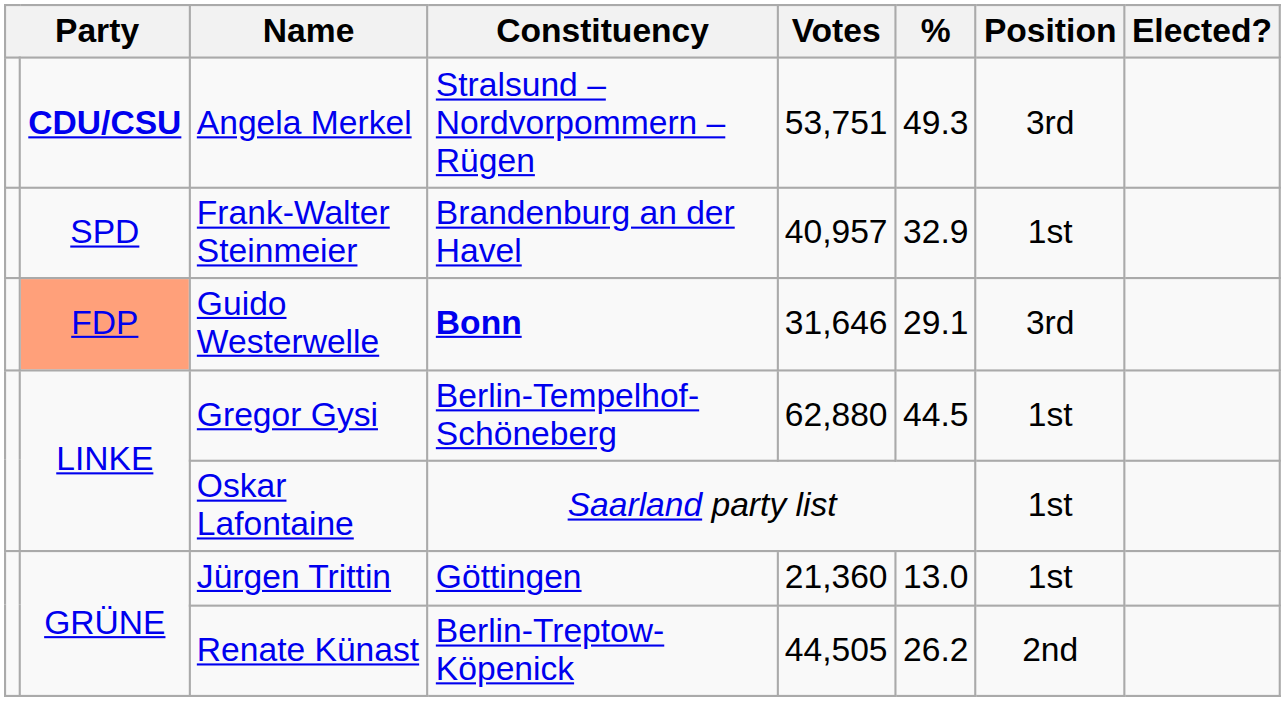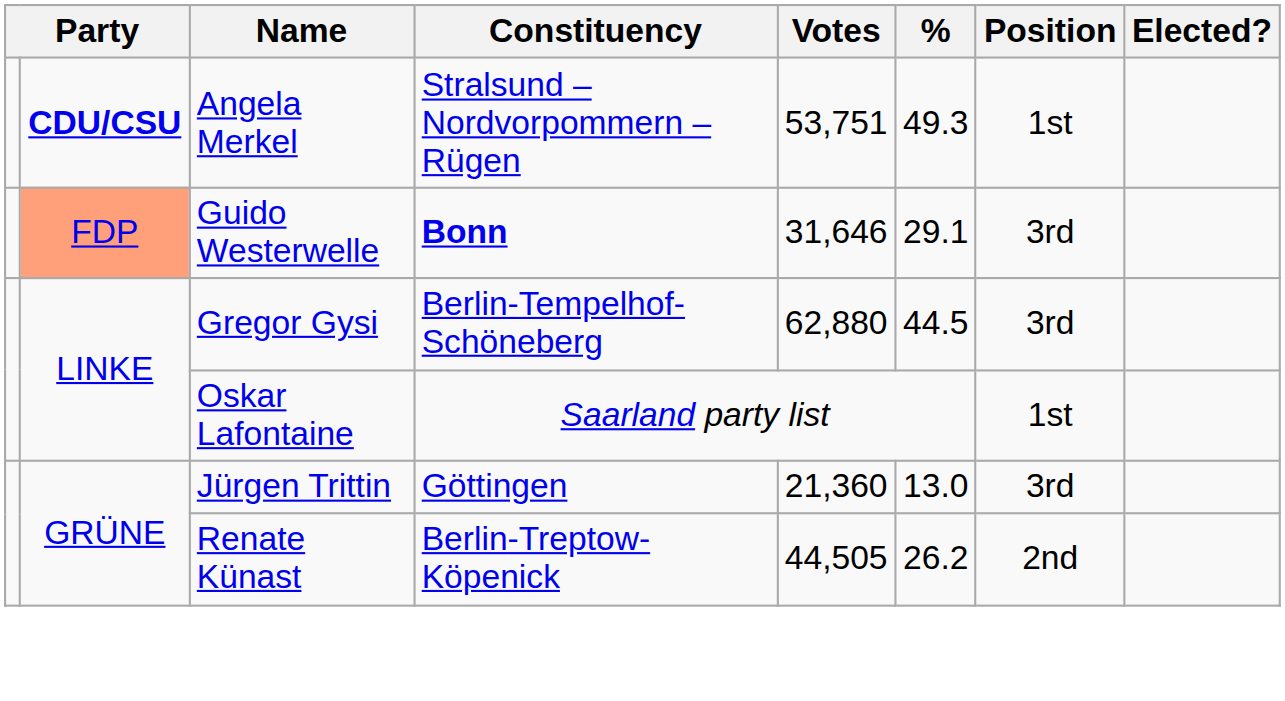(1050, 122) 3rd -> (1050, 122) 1st
- row: (293, 232)
(1050, 414) 1st -> (1050, 323) 3rd
(1050, 577) 1st -> (1050, 486) 3rd
